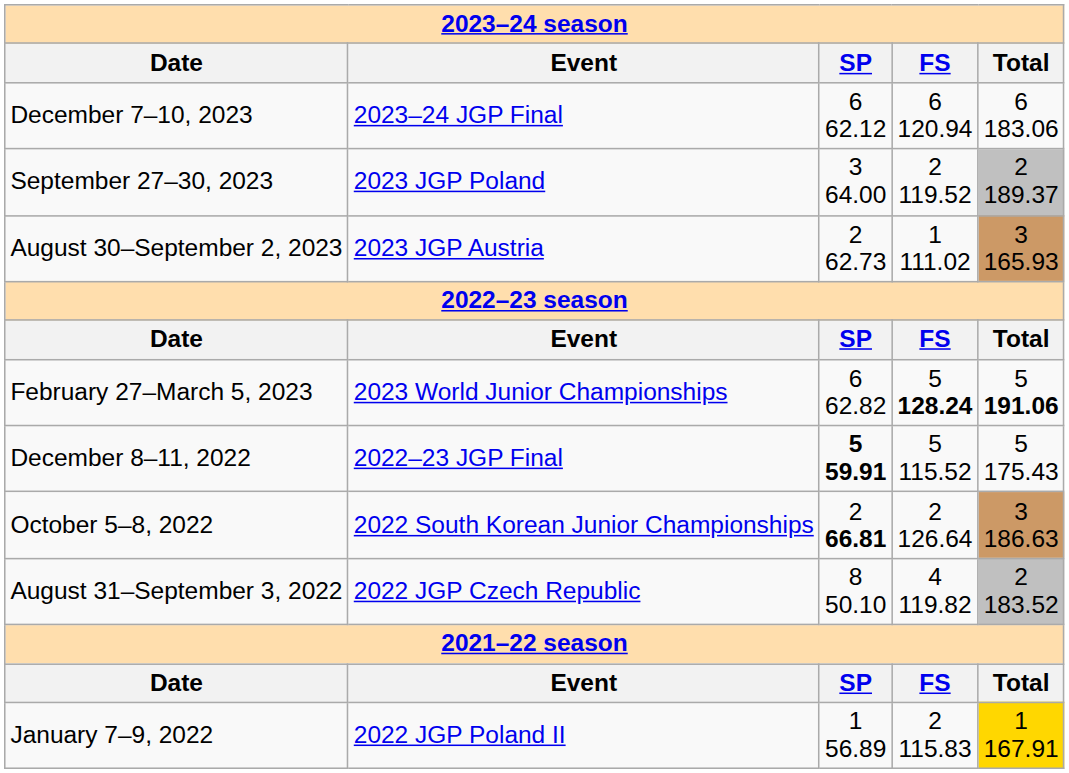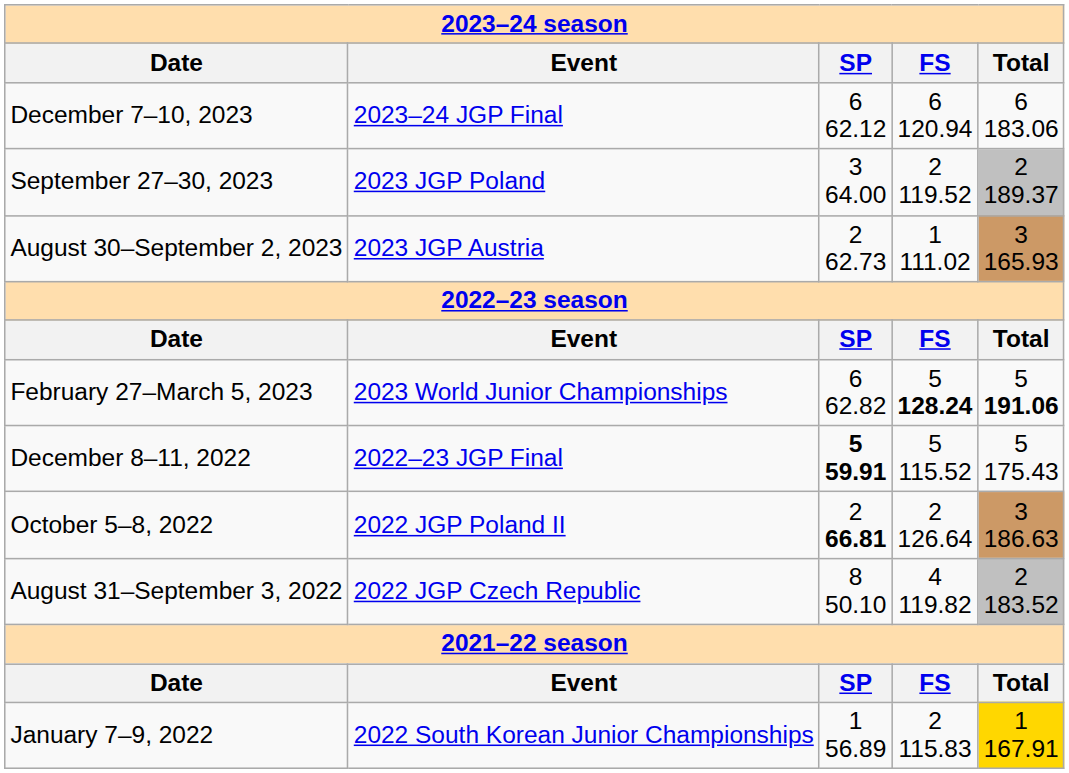(584, 524) 2022 South Korean Junior Championships -> (460, 524) 2022 JGP Poland II
(460, 735) 2022 JGP Poland II -> (584, 735) 2022 South Korean Junior Championships
